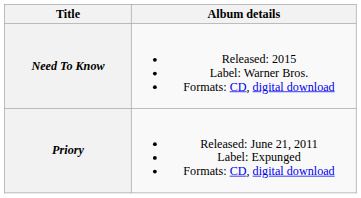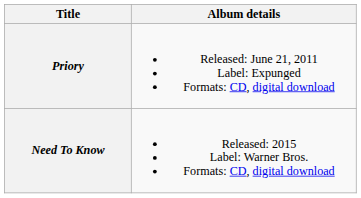rows swapped: (68, 150) <-> (68, 66)
